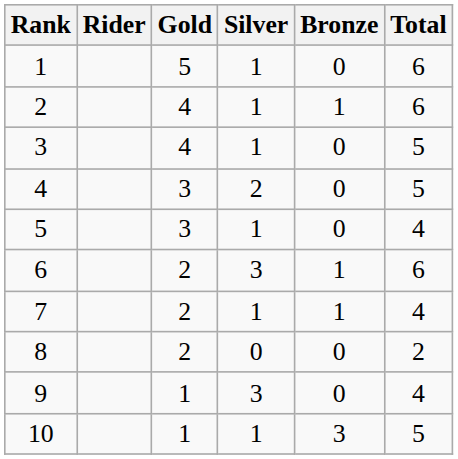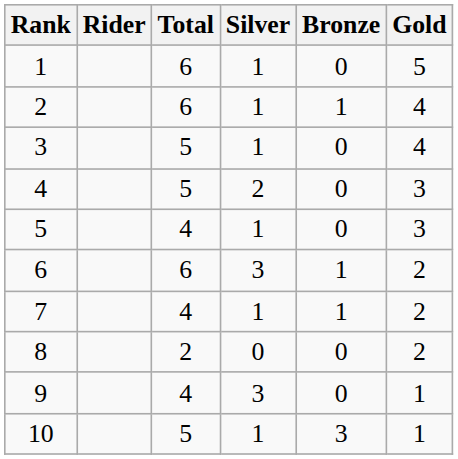columns swapped: (185, 24) <-> (418, 24)
